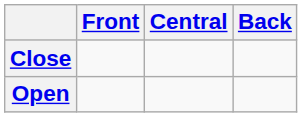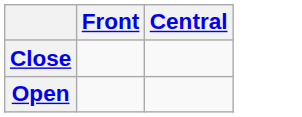- column: (265, 22)
